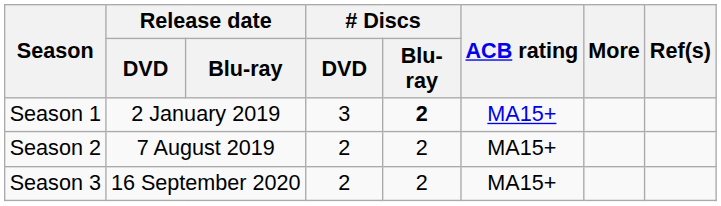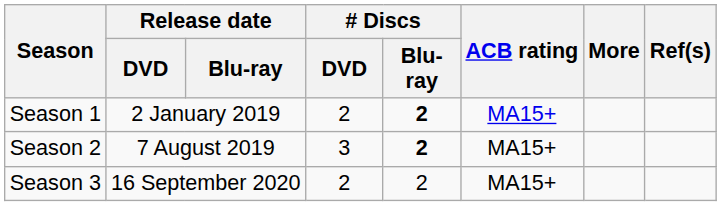(344, 114) 3 -> (344, 114) 2
(344, 148) 2 -> (344, 148) 3
(422, 148) normal -> (422, 148) bold
